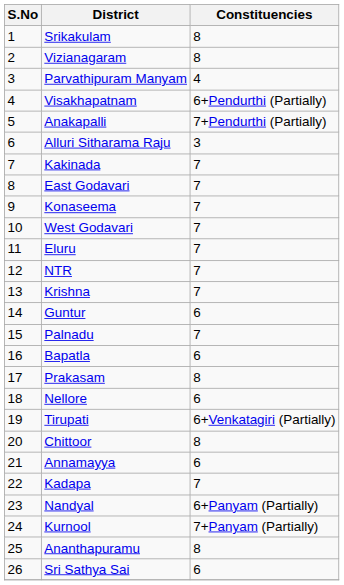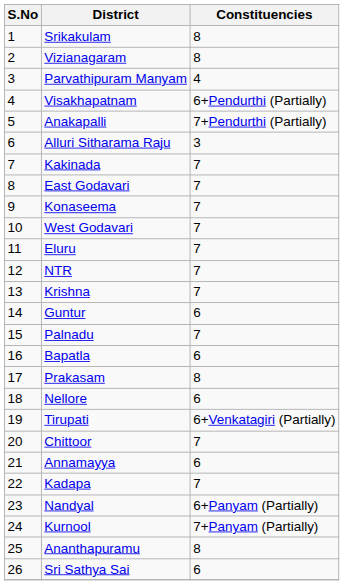(197, 441) 8 -> (197, 441) 7
